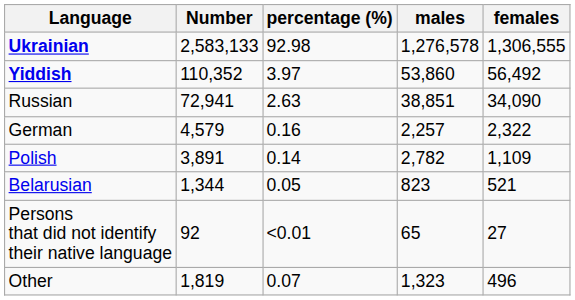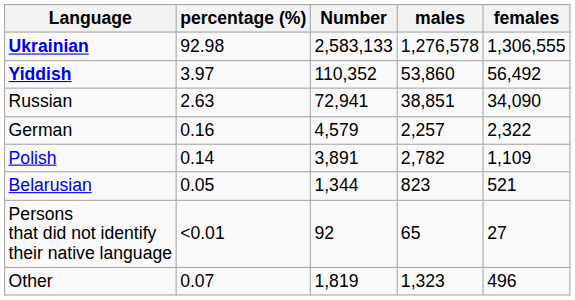columns swapped: (219, 18) <-> (330, 18)
